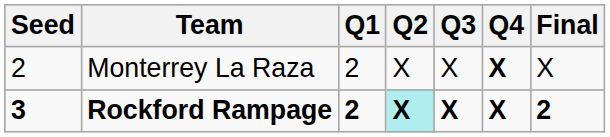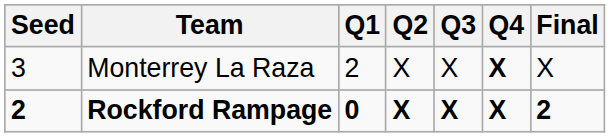(18, 68) 2 -> (18, 68) 3
(18, 110) 3 -> (18, 110) 2
(352, 110) 2 -> (352, 110) 0
(401, 110) paleturquoise background -> (401, 110) no background
